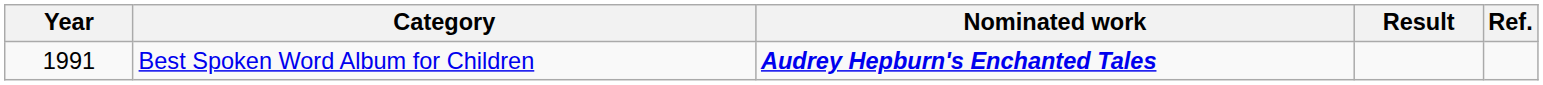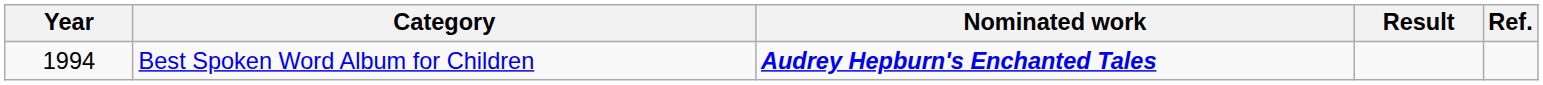(69, 60) 1991 -> (69, 60) 1994
